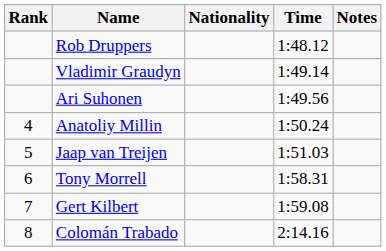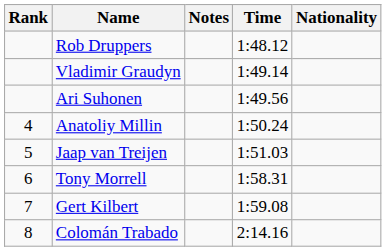columns swapped: (229, 17) <-> (357, 17)
